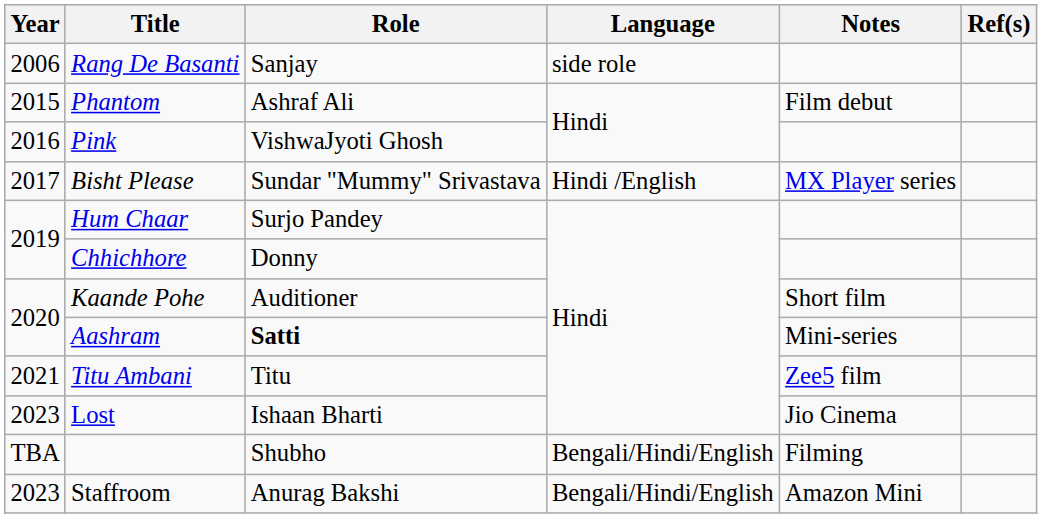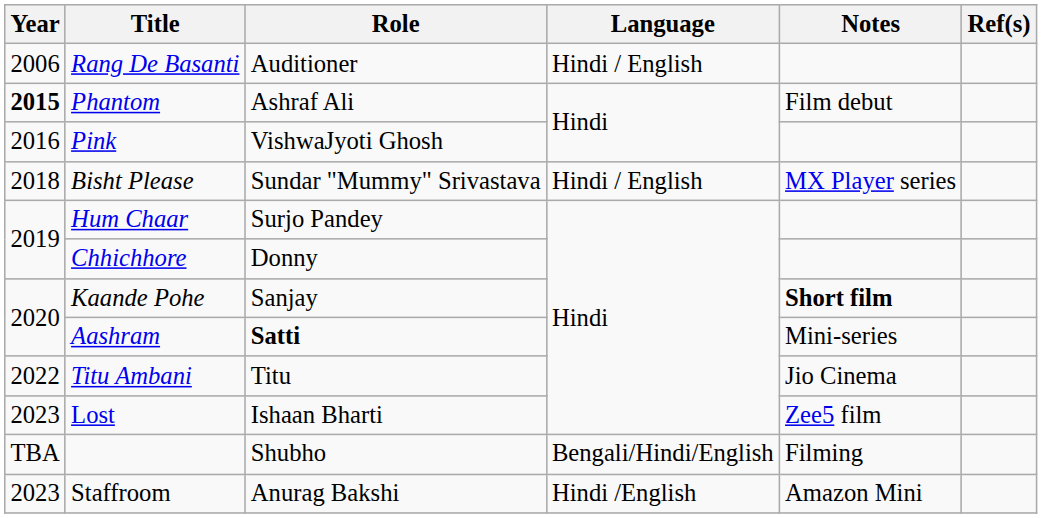(284, 63) Sanjay -> (304, 63) Auditioner
(594, 63) side role -> (627, 63) Hindi / English
(35, 102) normal -> (35, 102) bold
(35, 180) 2017 -> (35, 180) 2018
(624, 180) Hindi /English -> (627, 180) Hindi / English
(304, 297) Auditioner -> (284, 297) Sanjay
(835, 297) normal -> (839, 297) bold
(35, 375) 2021 -> (35, 375) 2022
(833, 375) Zee5 film -> (841, 375) Jio Cinema
(841, 414) Jio Cinema -> (833, 414) Zee5 film
(663, 492) Bengali/Hindi/English -> (624, 492) Hindi /English
